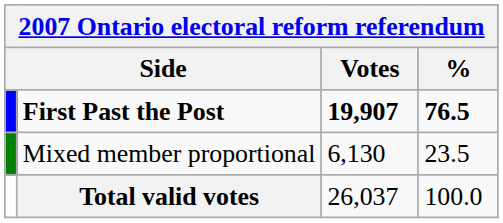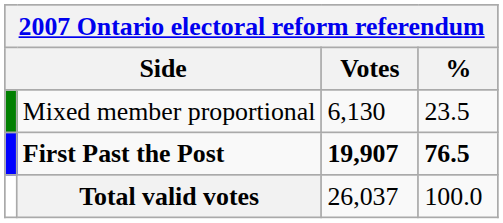rows swapped: (124, 111) <-> (169, 153)
